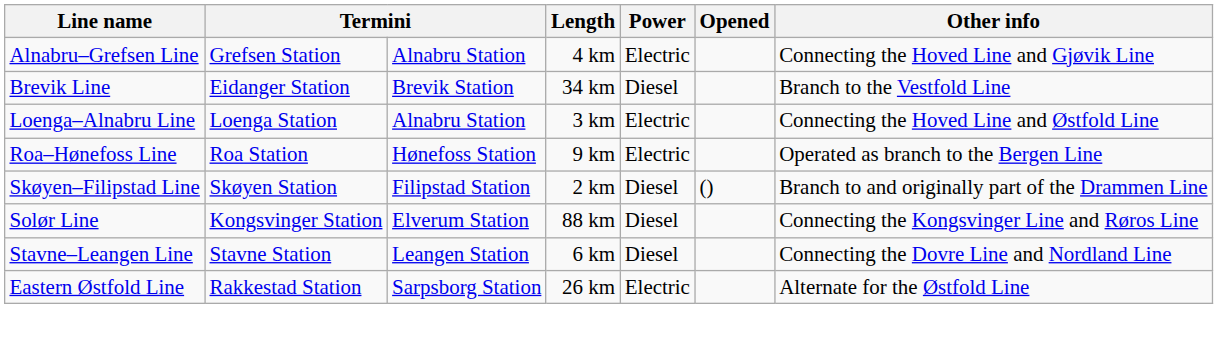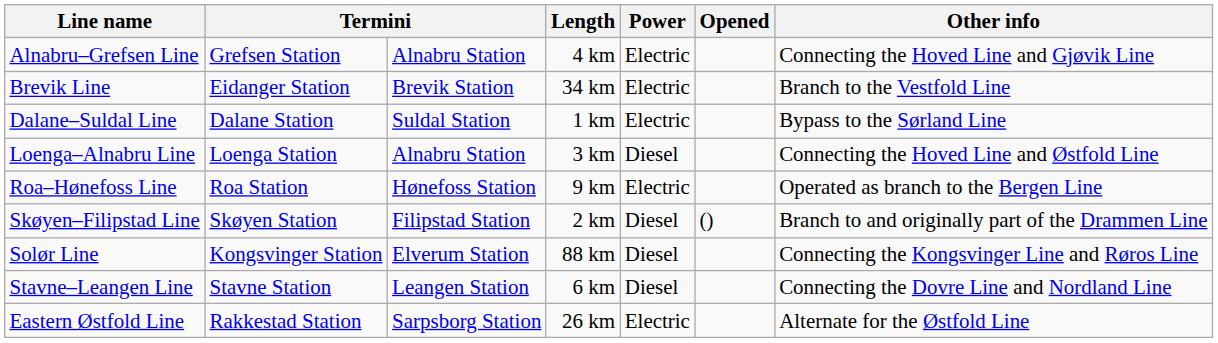(652, 87) Diesel -> (657, 87) Electric
+ row: (93, 120)
(657, 120) Electric -> (652, 154) Diesel
